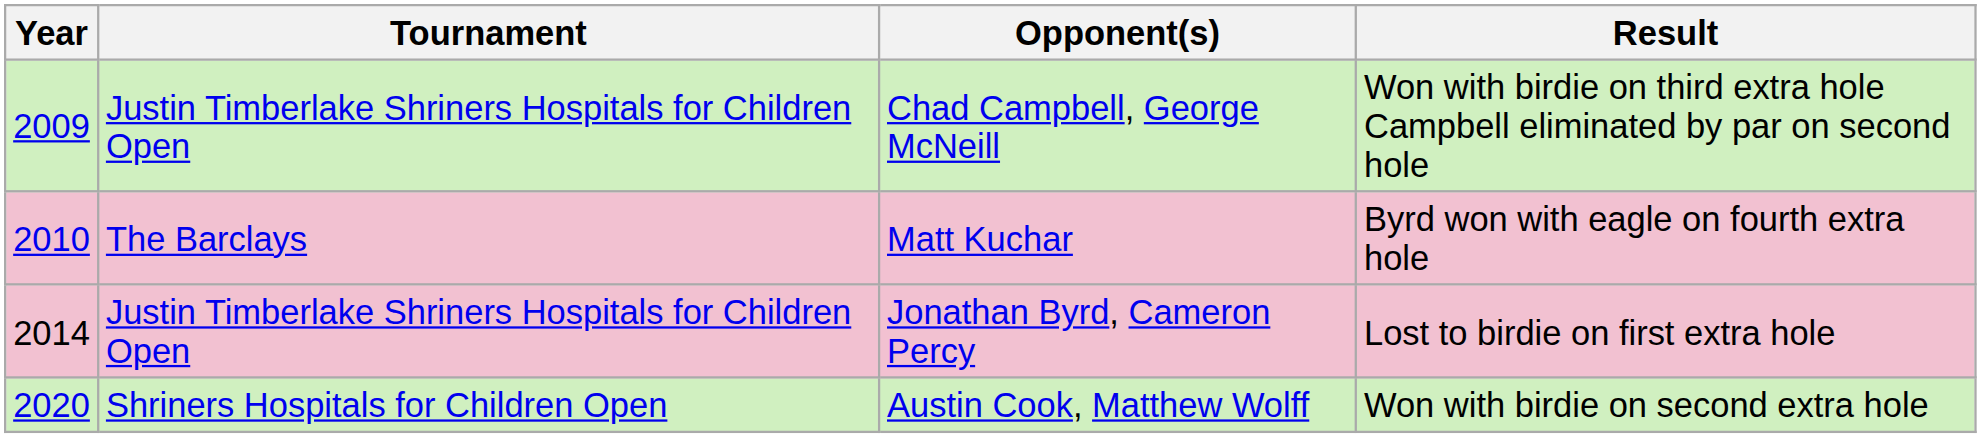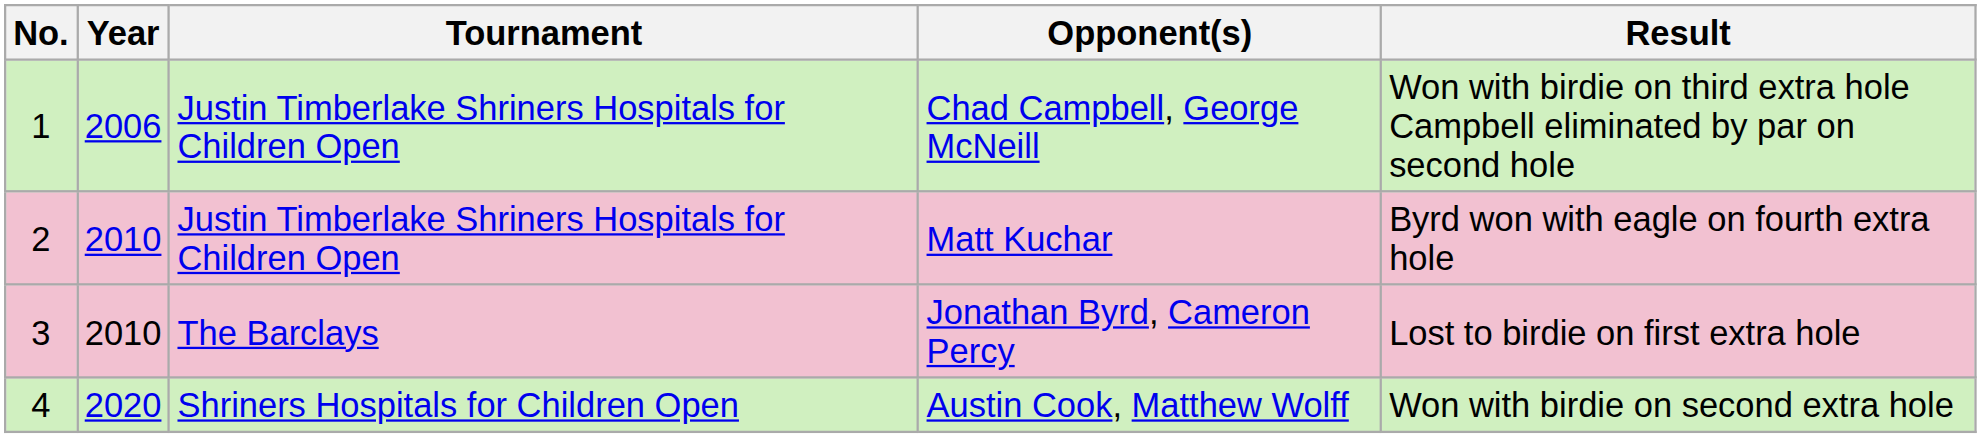+ column: (41, 33)
(52, 126) 2009 -> (123, 126) 2006
(207, 238) The Barclays -> (481, 238) Justin Timberlake Shriners Hospitals for Children Open
(52, 332) 2014 -> (123, 332) 2010
(479, 332) Justin Timberlake Shriners Hospitals for Children Open -> (278, 332) The Barclays
